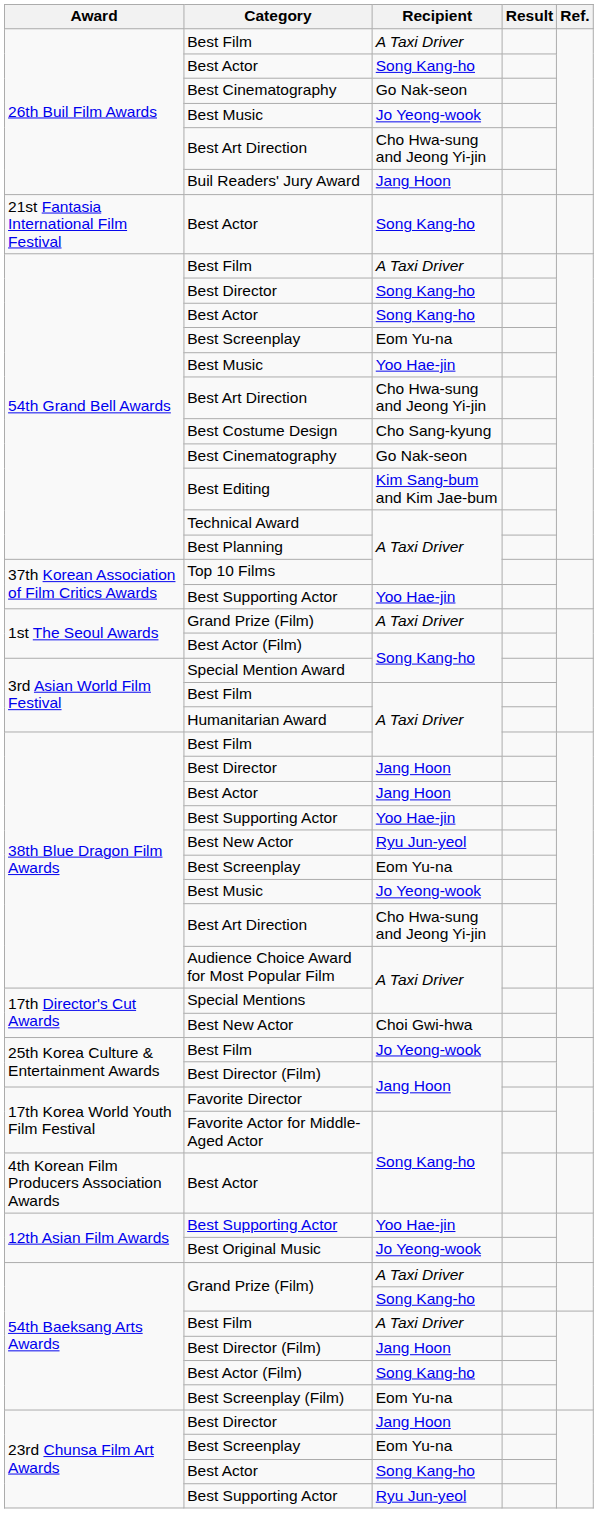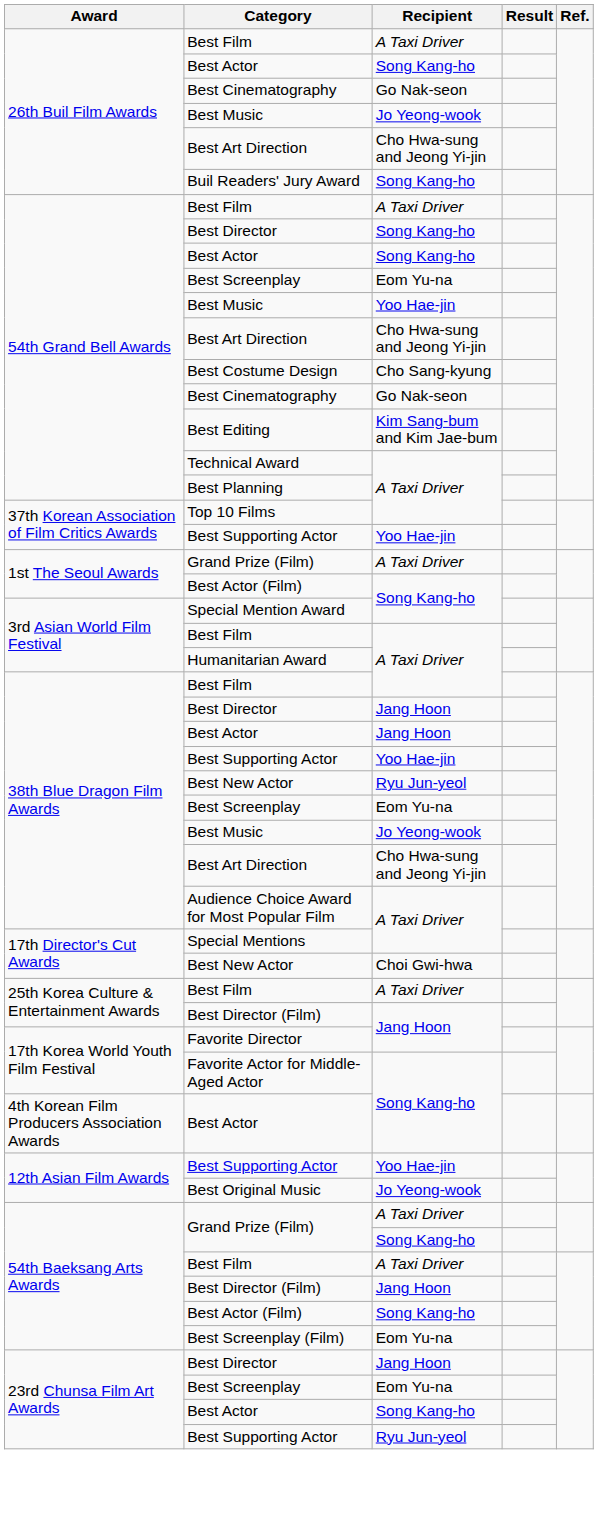(413, 181) Jang Hoon -> (425, 181) Song Kang-ho
- row: (68, 224)
(428, 1049) Jo Yeong-wook -> (420, 990) A Taxi Driver
